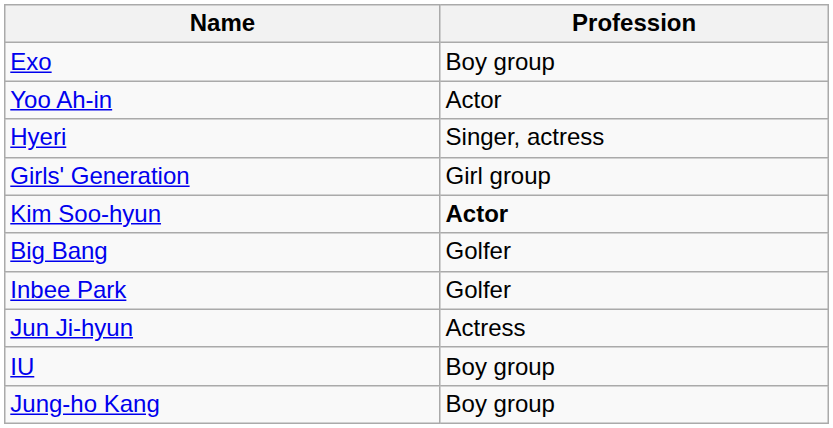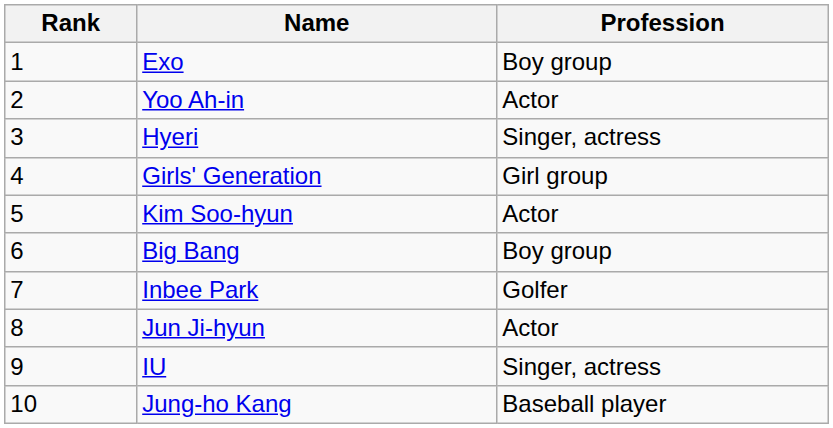+ column: (71, 23)
(477, 213) bold -> (530, 213) normal
(478, 251) Golfer -> (557, 251) Boy group
(486, 328) Actress -> (530, 328) Actor
(500, 366) Boy group -> (582, 366) Singer, actress
(500, 404) Boy group -> (584, 404) Baseball player
